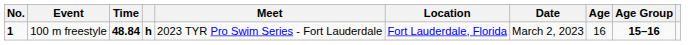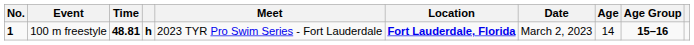(126, 31) 48.84 -> (126, 31) 48.81
(447, 31) normal -> (451, 31) bold
(599, 31) 16 -> (608, 31) 14
